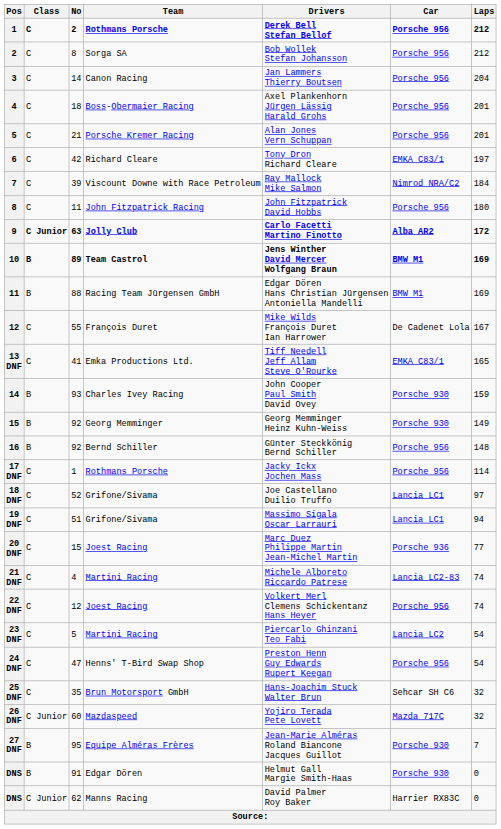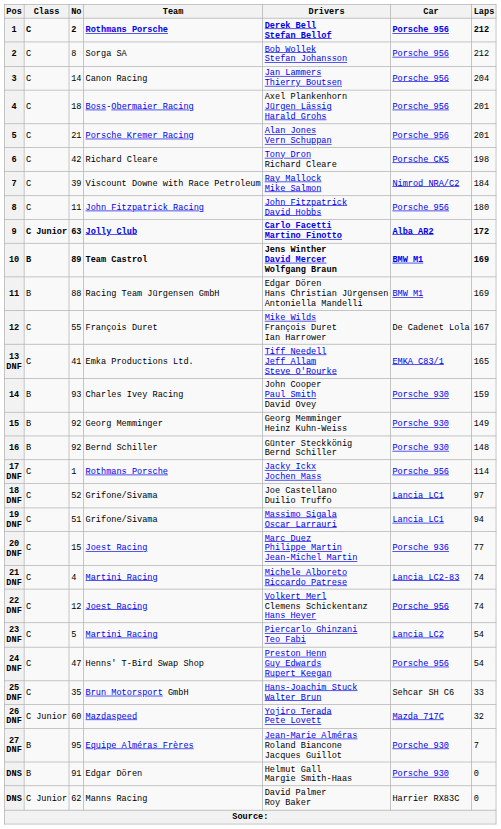(418, 160) EMKA C83/1 -> (421, 160) Porsche CK5
(481, 160) 197 -> (481, 160) 198
(421, 448) Porsche 956 -> (421, 448) Porsche 930
(479, 693) 32 -> (479, 693) 33
